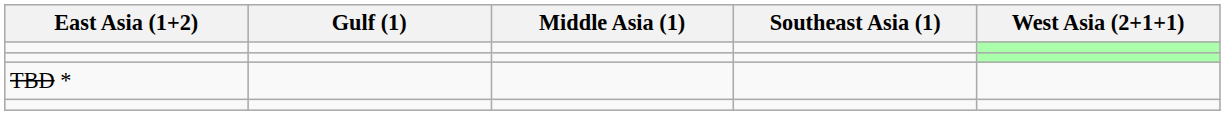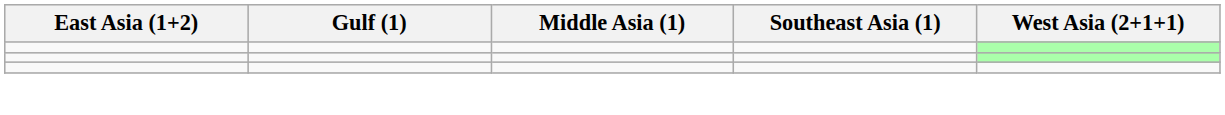- row: (41, 81)
